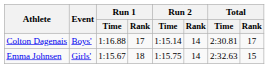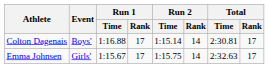(140, 56) 18 -> (140, 56) 17
(252, 56) 15 -> (252, 56) 17
